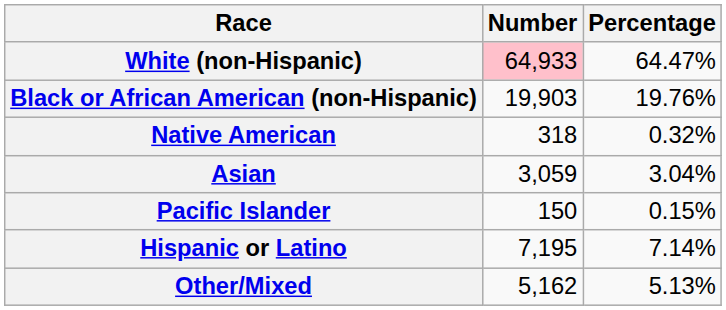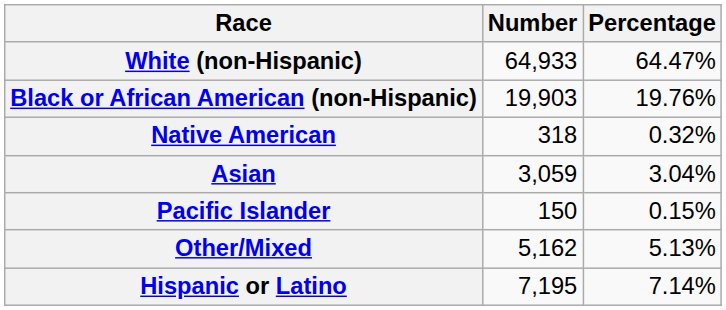(541, 60) pink background -> (541, 60) no background
rows swapped: (244, 286) <-> (244, 248)
